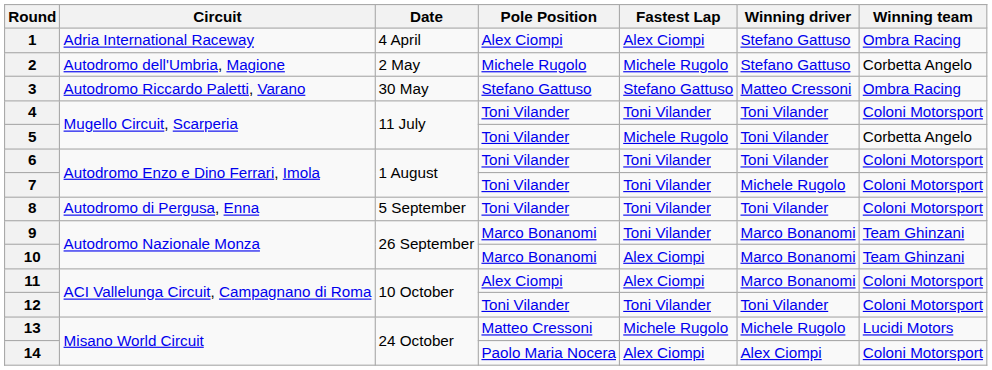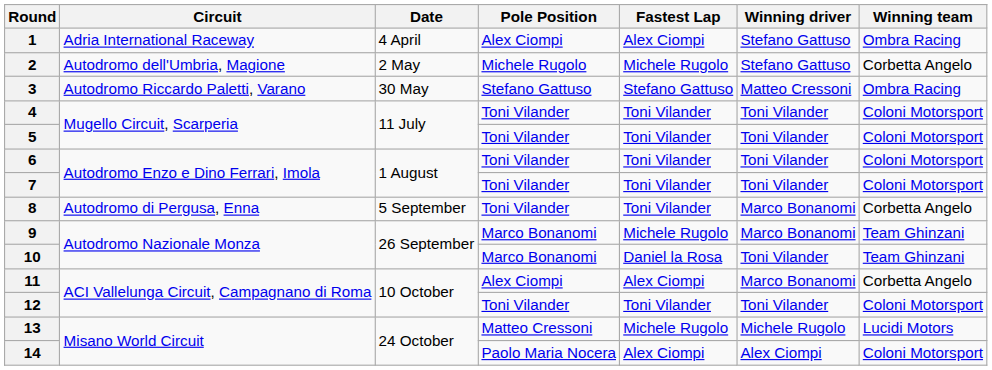(676, 136) Michele Rugolo -> (667, 136) Toni Vilander
(917, 136) Corbetta Angelo -> (923, 136) Coloni Motorsport
(793, 184) Michele Rugolo -> (784, 184) Toni Vilander
(784, 208) Toni Vilander -> (798, 208) Marco Bonanomi
(923, 208) Coloni Motorsport -> (917, 208) Corbetta Angelo
(667, 232) Toni Vilander -> (676, 232) Michele Rugolo
(664, 256) Alex Ciompi -> (673, 256) Daniel la Rosa
(798, 256) Marco Bonanomi -> (784, 256) Toni Vilander
(923, 280) Coloni Motorsport -> (917, 280) Corbetta Angelo
